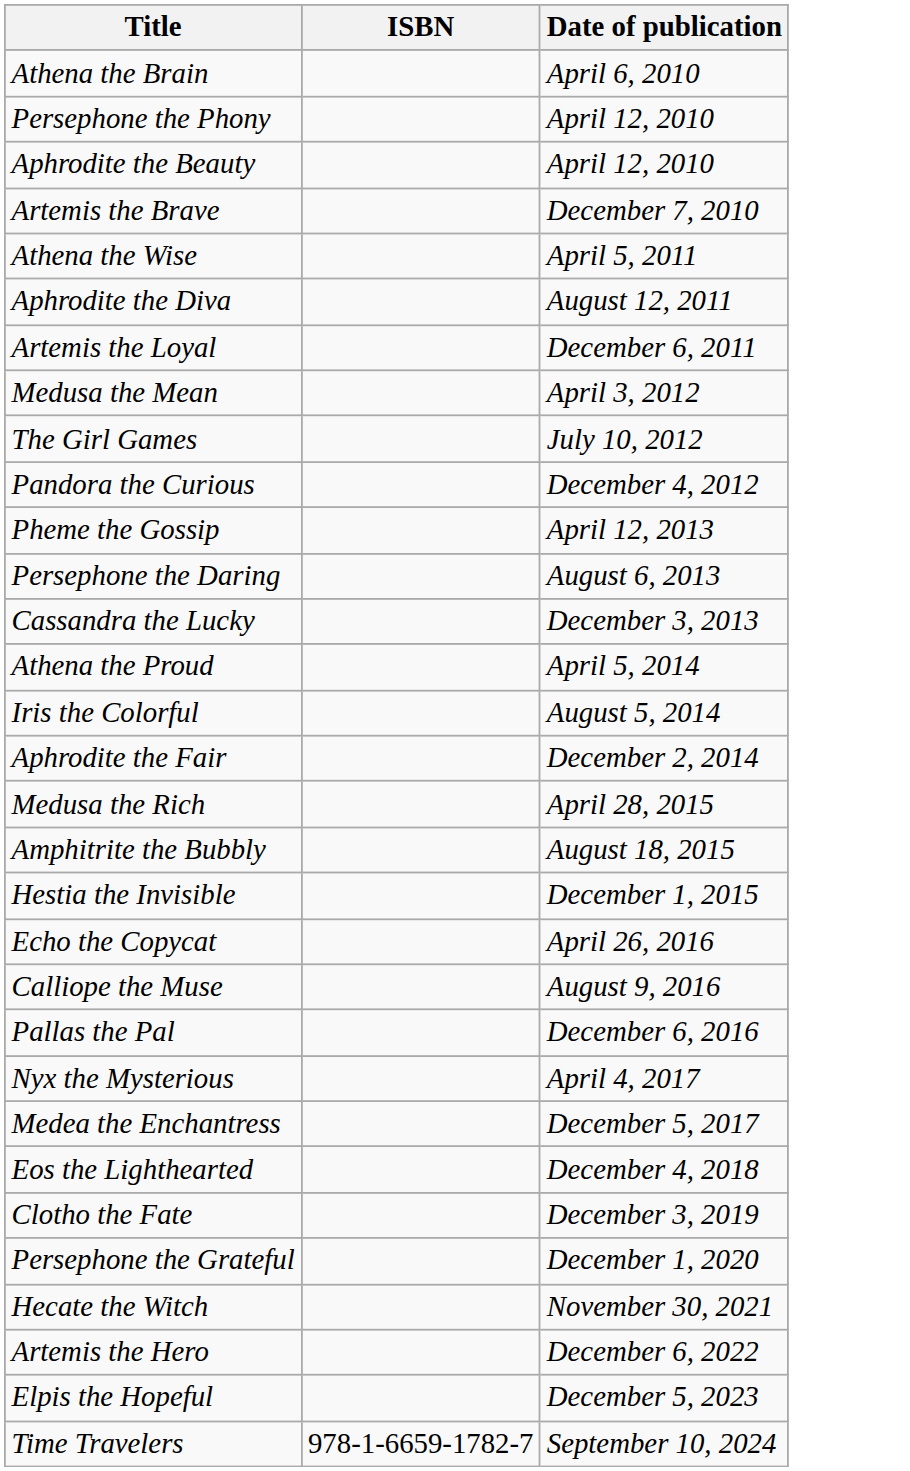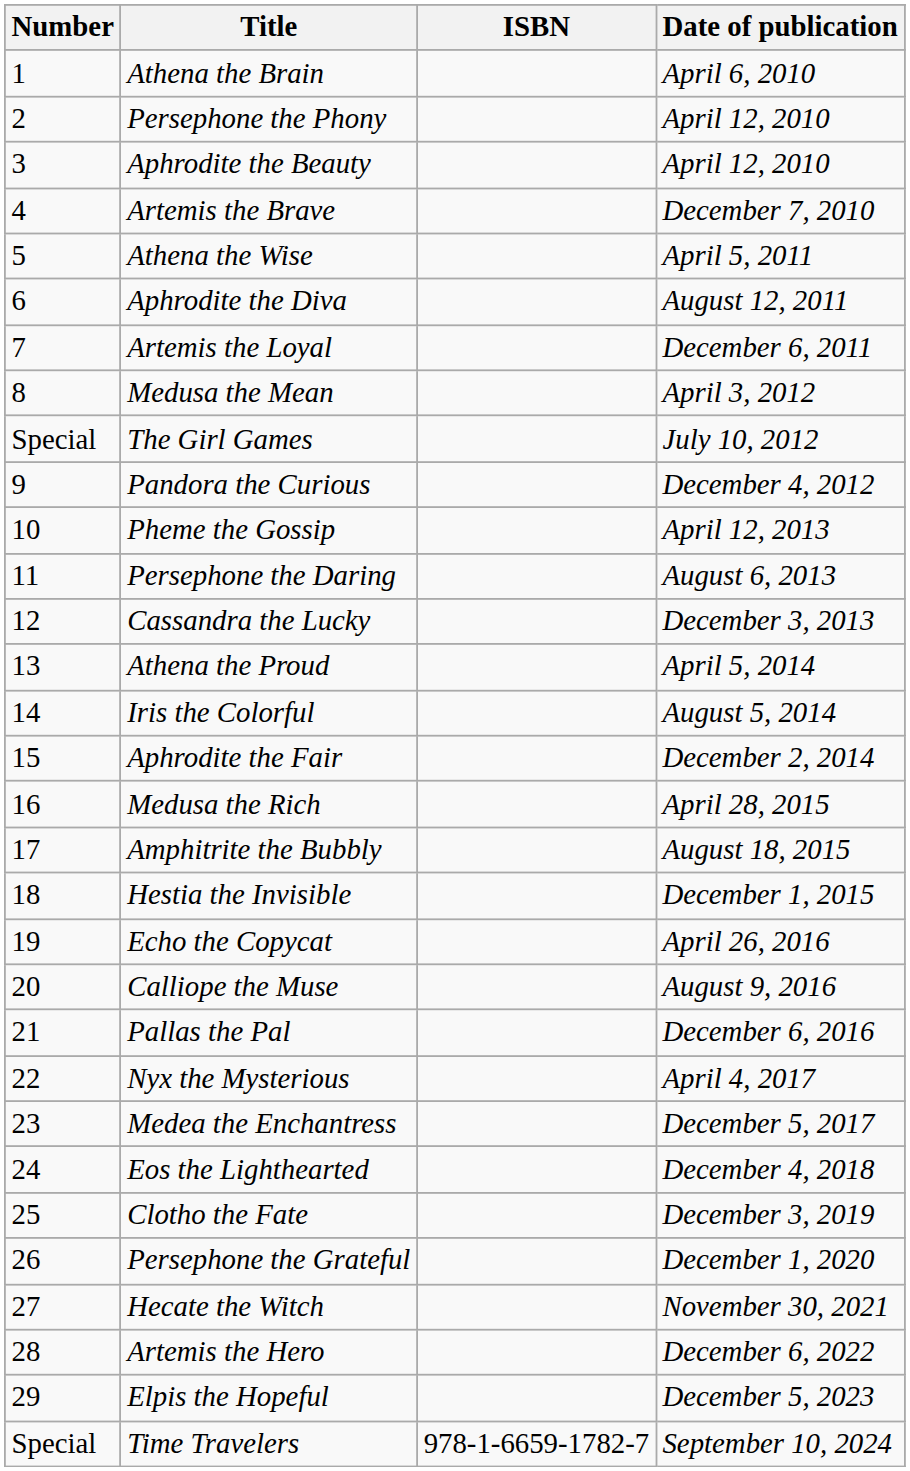+ column: (63, 27)
